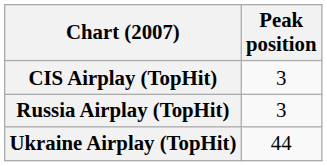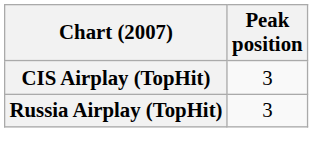- row: (123, 143)
